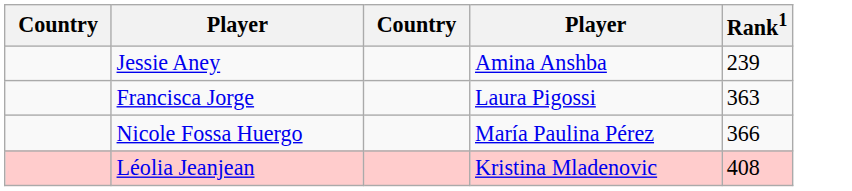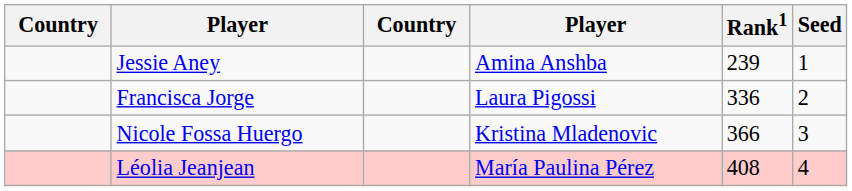+ column: (820, 24)
(743, 98) 363 -> (743, 98) 336
(565, 133) María Paulina Pérez -> (566, 133) Kristina Mladenovic
(566, 168) Kristina Mladenovic -> (565, 168) María Paulina Pérez
